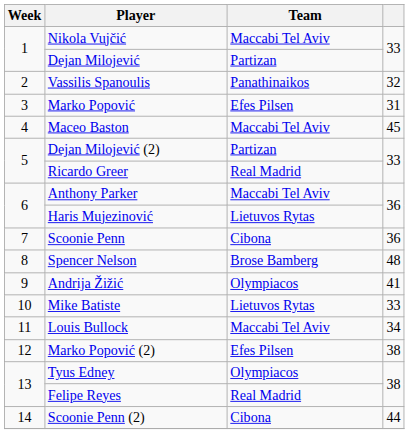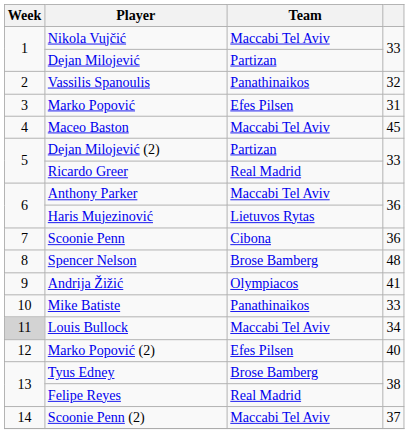(272, 305) Lietuvos Rytas -> (270, 305) Panathinaikos
(25, 328) no background -> (25, 328) lightgrey background
(393, 350) 38 -> (393, 350) 40
(264, 372) Olympiacos -> (274, 372) Brose Bamberg
(251, 417) Cibona -> (280, 417) Maccabi Tel Aviv
(393, 417) 44 -> (393, 417) 37
